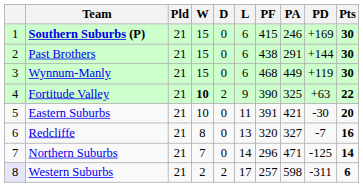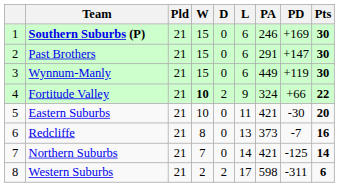- column: (268, 14)
(321, 53) +144 -> (296, 53) +147
(293, 93) 325 -> (268, 93) 324
(321, 93) +63 -> (296, 93) +66
(293, 133) 327 -> (268, 133) 373
(293, 152) 471 -> (268, 152) 421
(15, 172) lavender background -> (15, 172) no background
